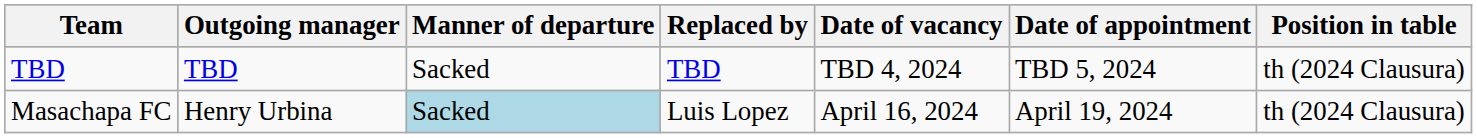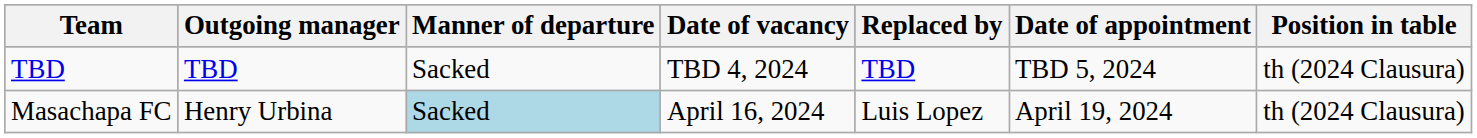columns swapped: (911, 25) <-> (737, 25)
